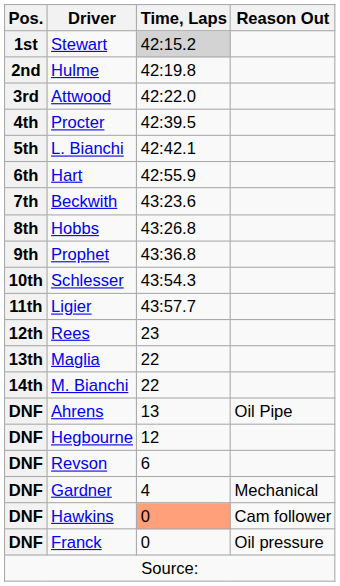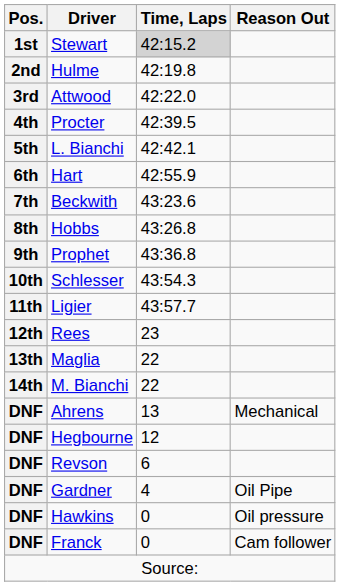(264, 411) Oil Pipe -> (276, 411) Mechanical
(276, 490) Mechanical -> (264, 490) Oil Pipe
(145, 516) lightsalmon background -> (145, 516) no background
(283, 516) Cam follower -> (279, 516) Oil pressure
(279, 542) Oil pressure -> (283, 542) Cam follower
